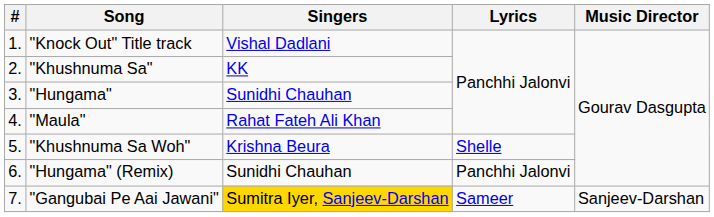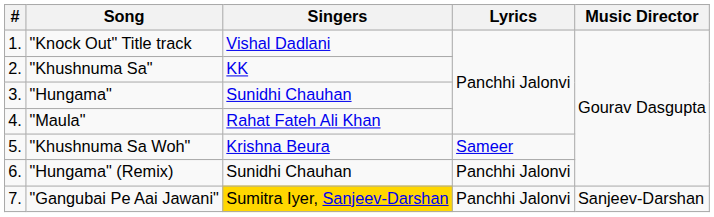(479, 146) Shelle -> (485, 146) Sameer
(485, 198) Sameer -> (513, 198) Panchhi Jalonvi
